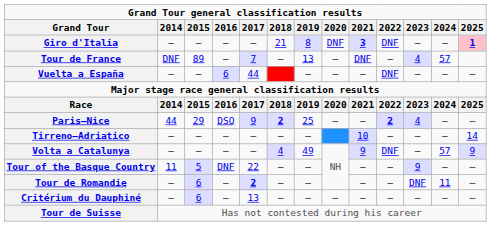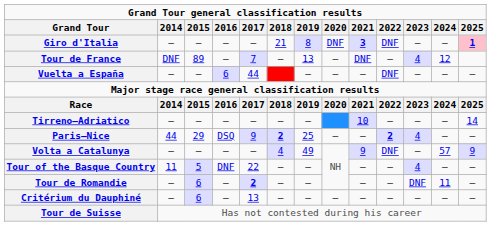(445, 58) 57 -> (445, 58) 12
rows swapped: (81, 120) <-> (81, 136)
(417, 167) 9 -> (417, 167) 4
